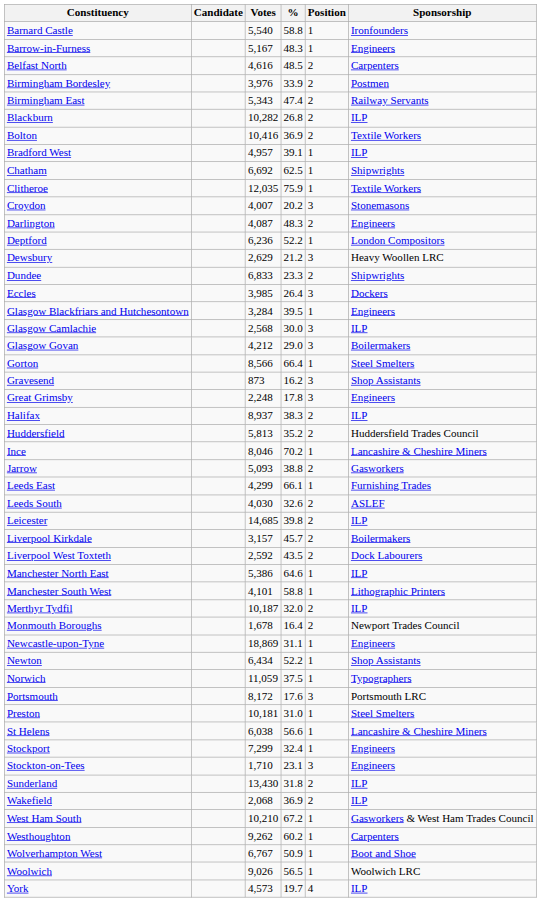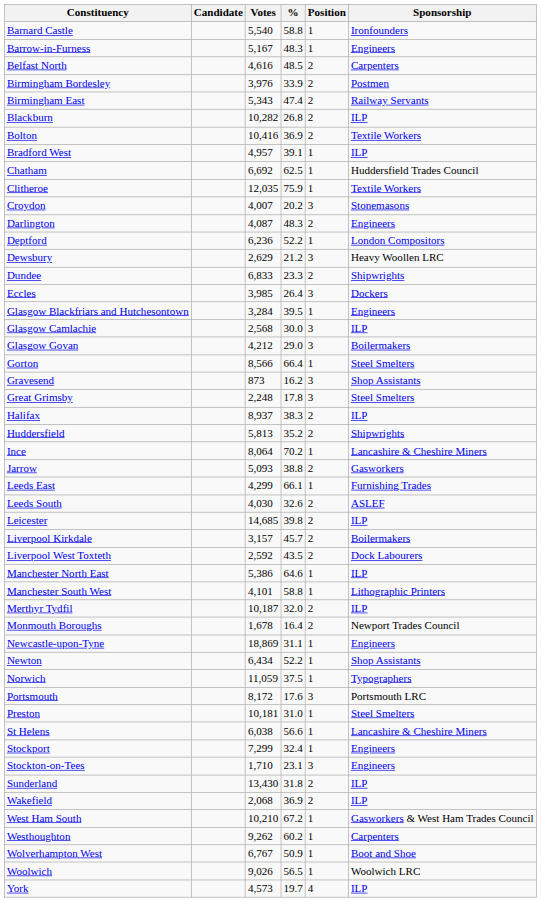(378, 170) Shipwrights -> (415, 170) Huddersfield Trades Council
(373, 398) Engineers -> (383, 398) Steel Smelters
(415, 433) Huddersfield Trades Council -> (378, 433) Shipwrights
(260, 450) 8,046 -> (260, 450) 8,064
